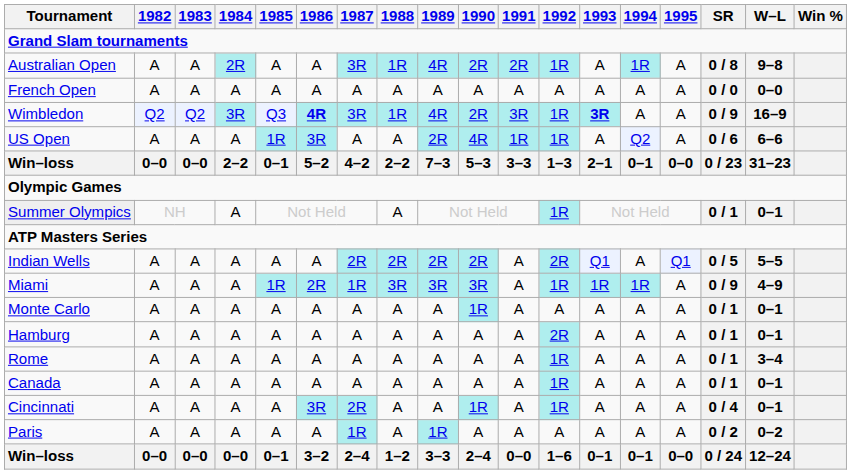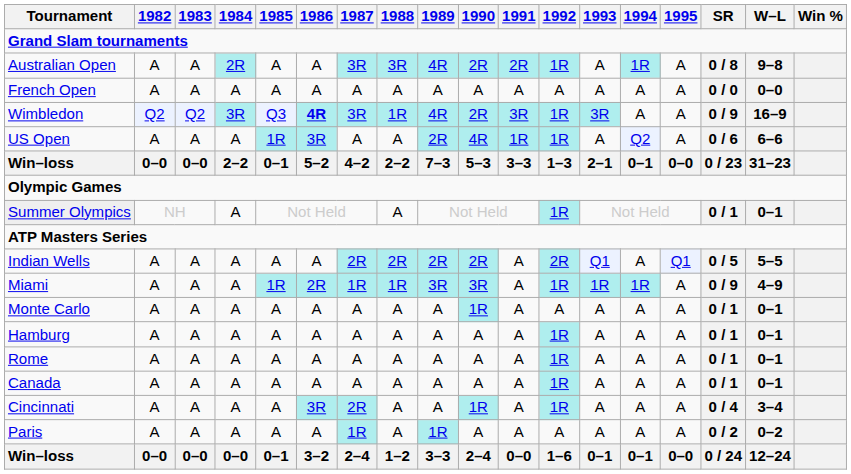(397, 65) 1R -> (397, 65) 3R
(600, 113) bold -> (600, 113) normal
(397, 284) 3R -> (397, 284) 1R
(559, 333) 2R -> (559, 333) 1R
(770, 358) 3–4 -> (770, 358) 0–1
(770, 407) 0–1 -> (770, 407) 3–4
